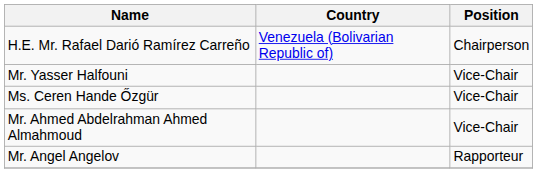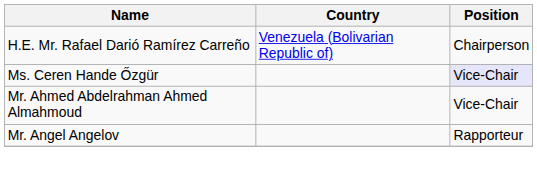- row: (68, 75)
(486, 97) no background -> (486, 75) lavender background
